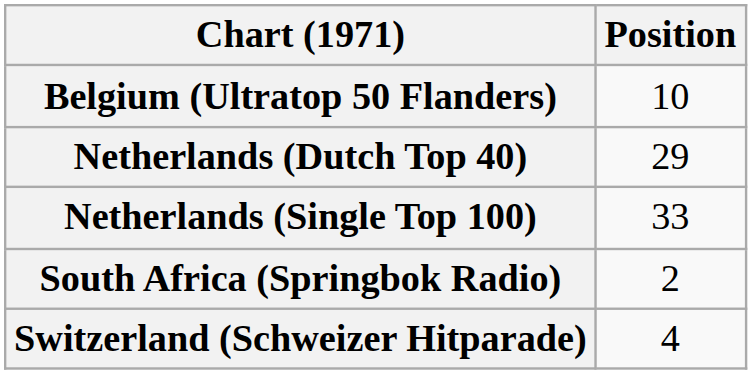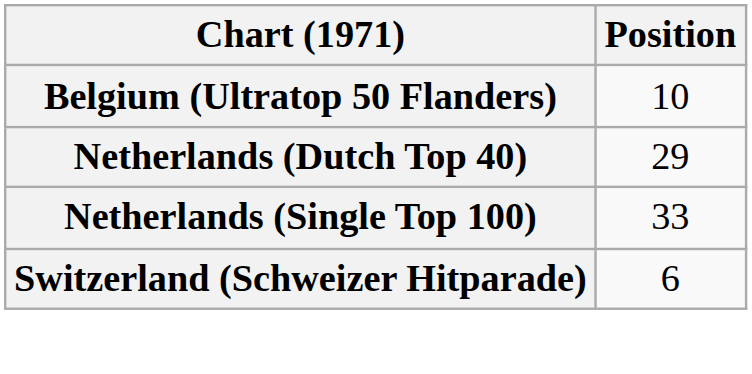- row: (300, 277)
(670, 338) 4 -> (670, 277) 6
